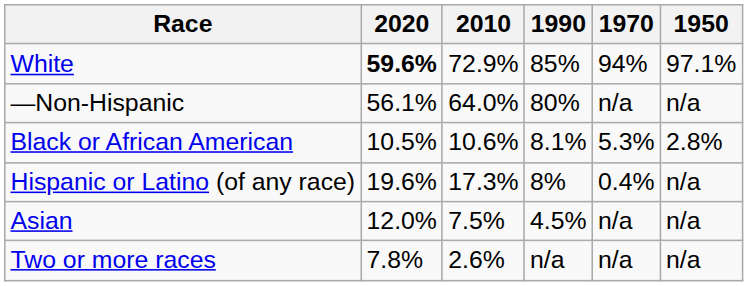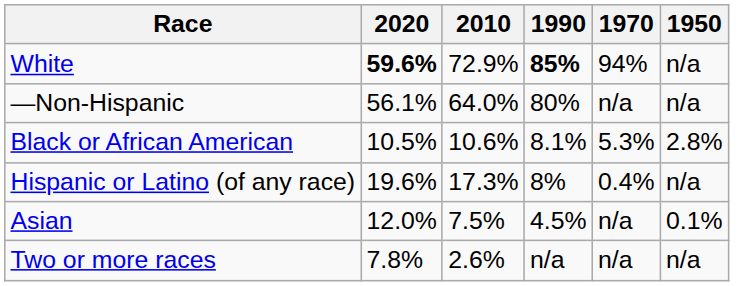(555, 63) normal -> (555, 63) bold
(701, 63) 97.1% -> (683, 63) n/a
(683, 220) n/a -> (694, 220) 0.1%
